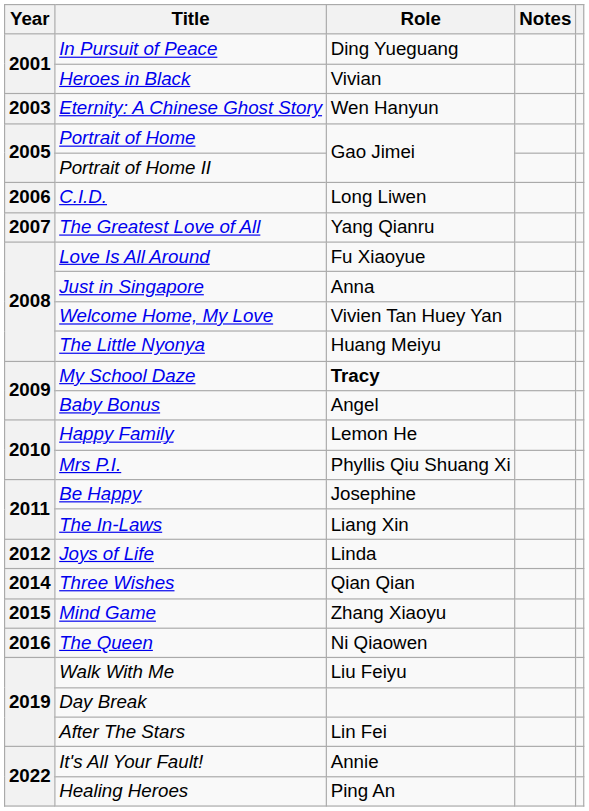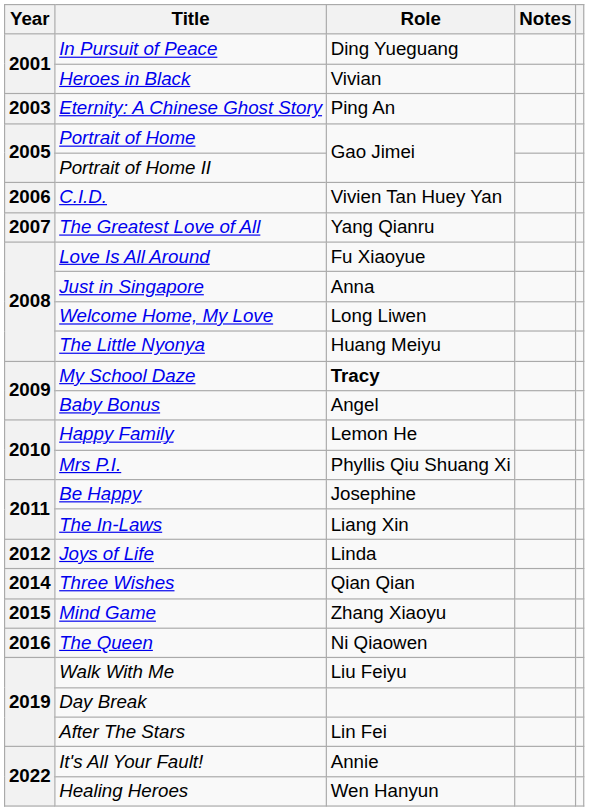(385, 108) Wen Hanyun -> (363, 108) Ping An
(379, 197) Long Liwen -> (416, 197) Vivien Tan Huey Yan
(416, 316) Vivien Tan Huey Yan -> (379, 316) Long Liwen
(363, 791) Ping An -> (385, 791) Wen Hanyun
